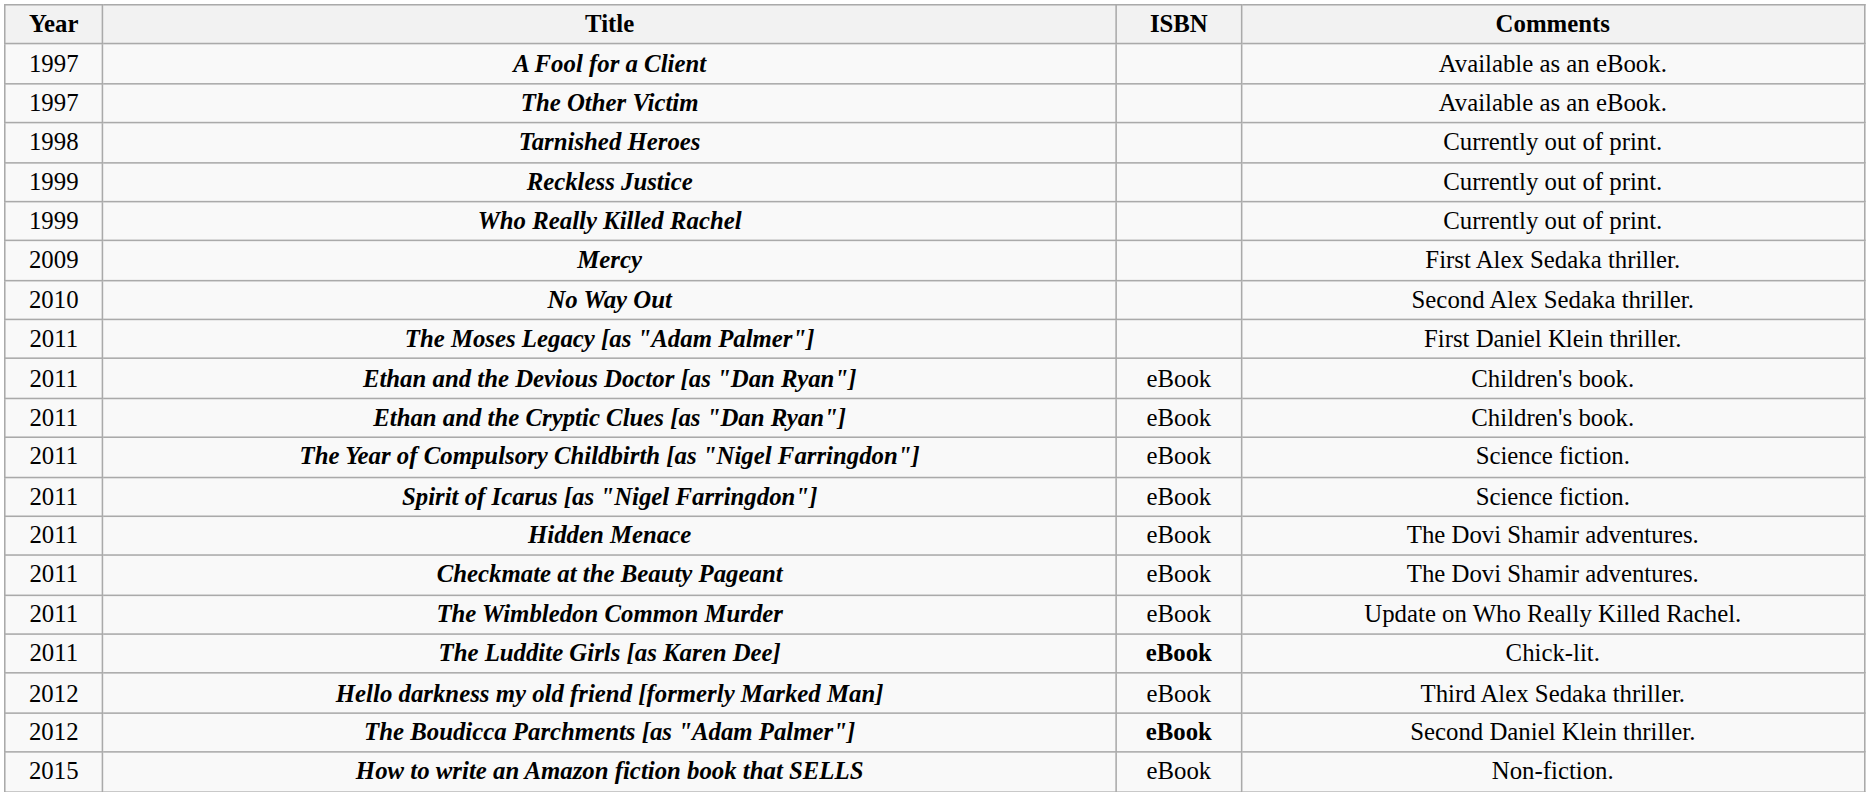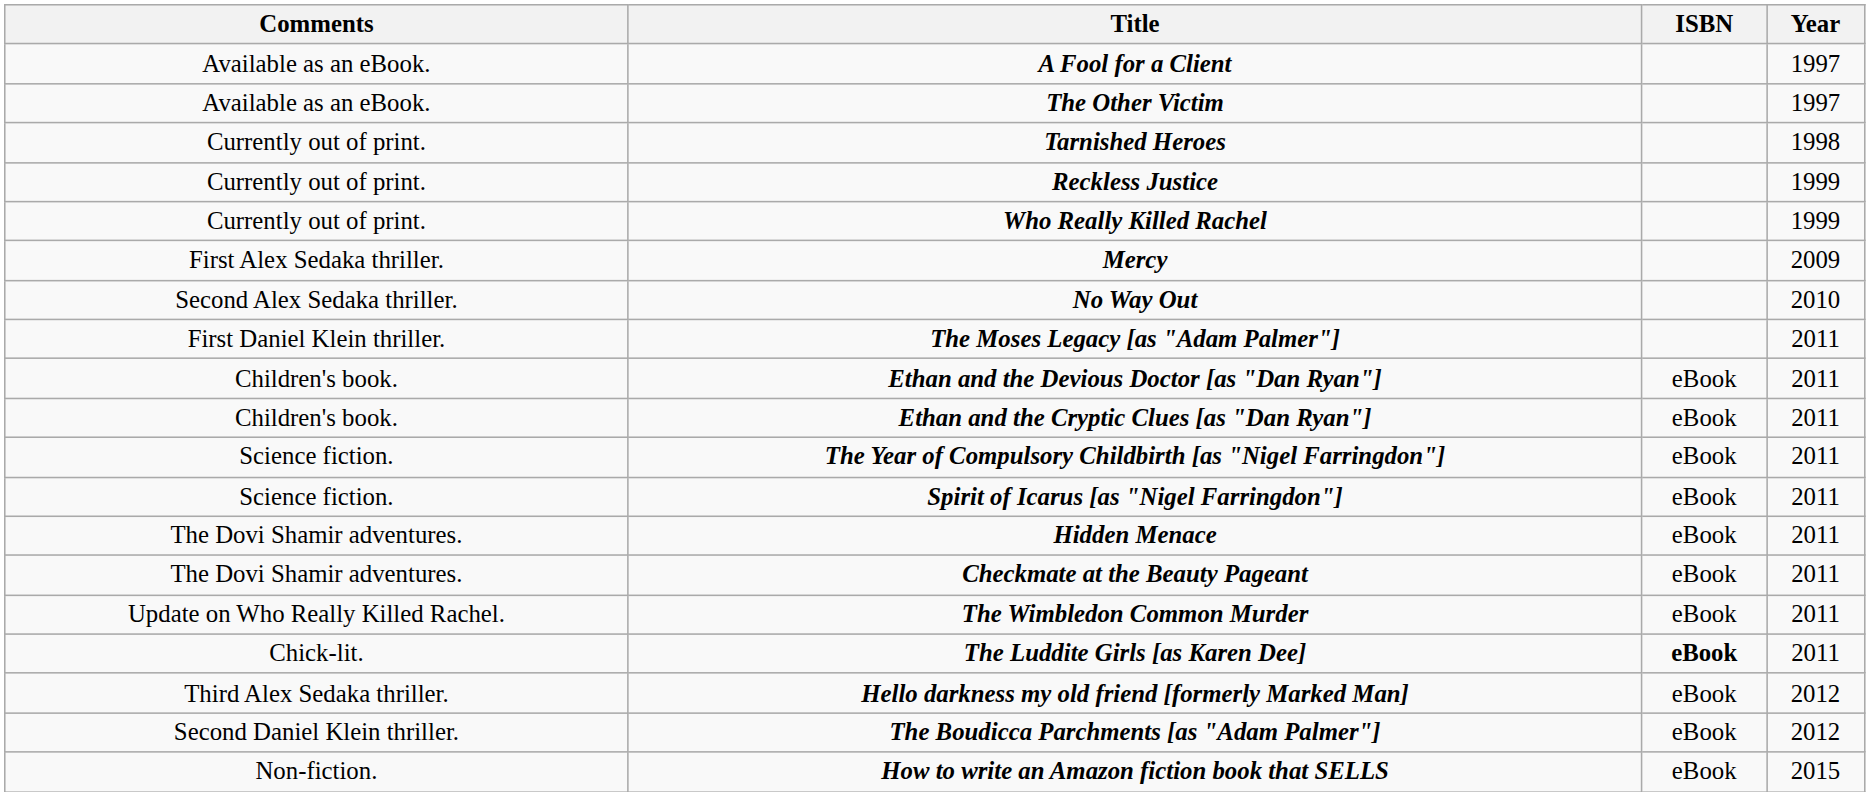columns swapped: (54, 24) <-> (1553, 24)
(1179, 732) bold -> (1704, 732) normal
